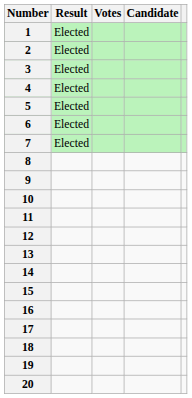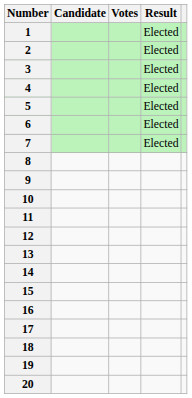columns swapped: (153, 13) <-> (71, 13)
